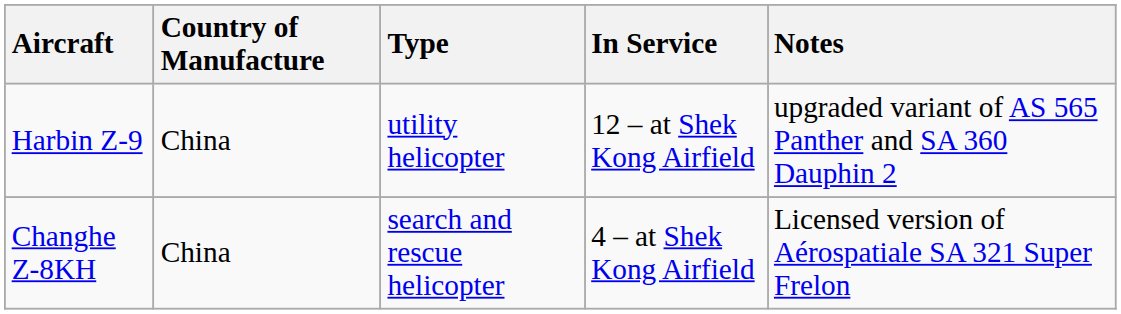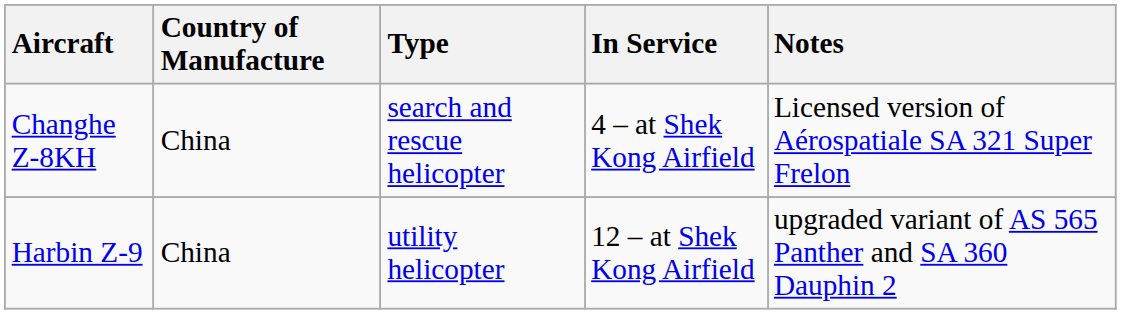rows swapped: (77, 140) <-> (64, 252)
